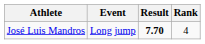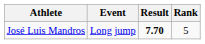(186, 30) 4 -> (186, 30) 5
